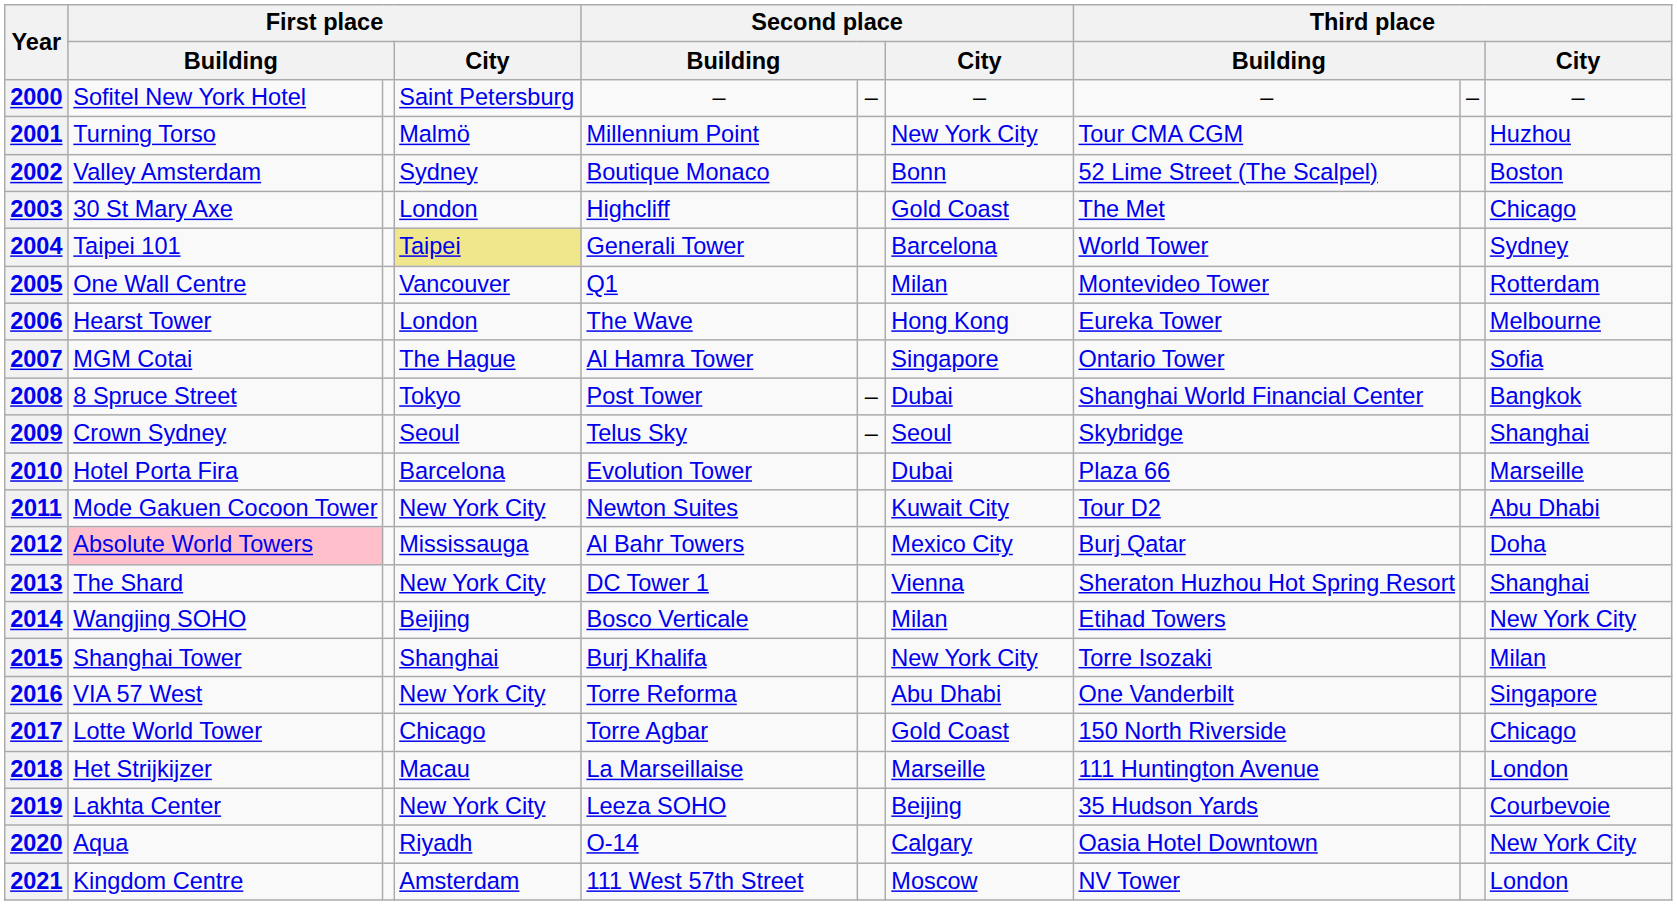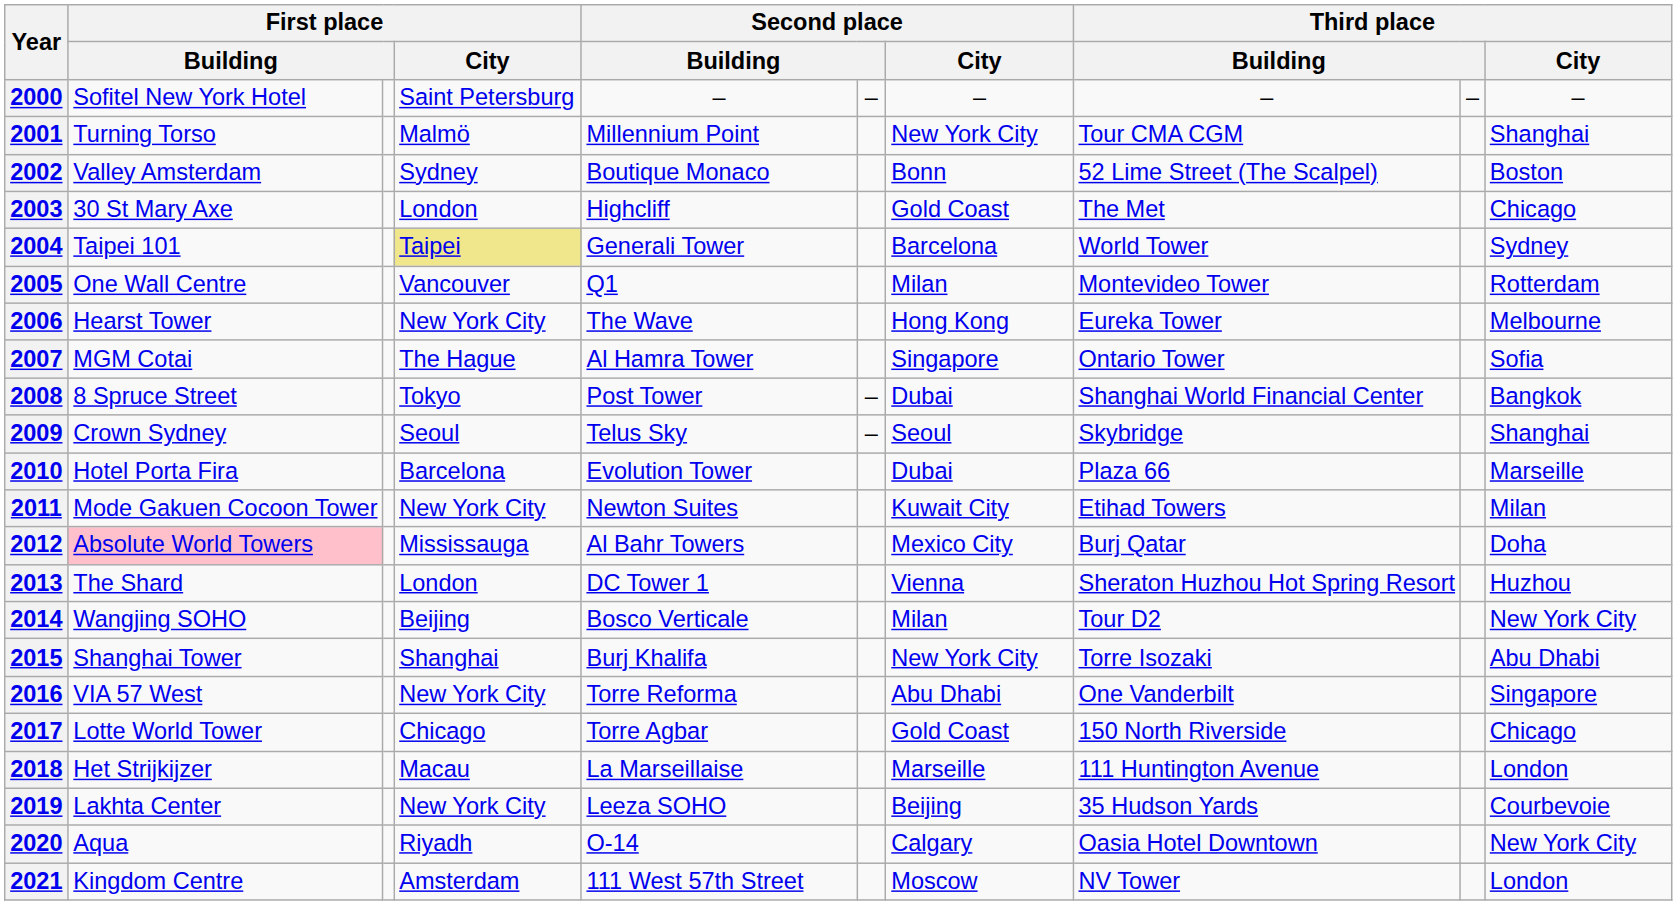(1530, 135) Huzhou -> (1540, 135) Shanghai
(438, 321) London -> (472, 321) New York City
(1120, 508) Tour D2 -> (1152, 508) Etihad Towers
(1545, 508) Abu Dhabi -> (1518, 508) Milan
(472, 582) New York City -> (438, 582) London
(1540, 582) Shanghai -> (1530, 582) Huzhou
(1152, 619) Etihad Towers -> (1120, 619) Tour D2
(1518, 657) Milan -> (1545, 657) Abu Dhabi
